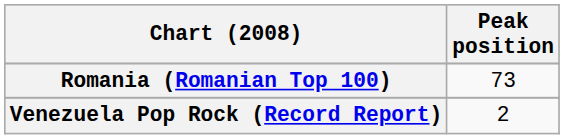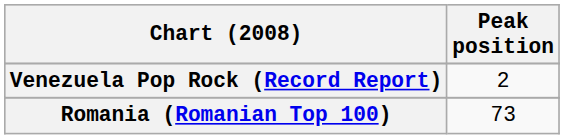rows swapped: (226, 81) <-> (226, 116)
